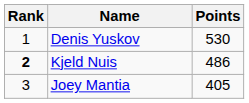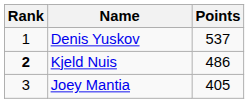(218, 39) 530 -> (218, 39) 537
